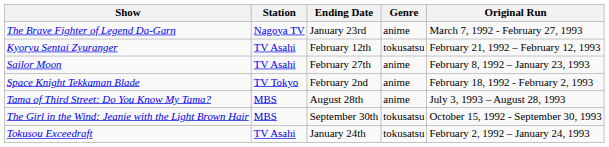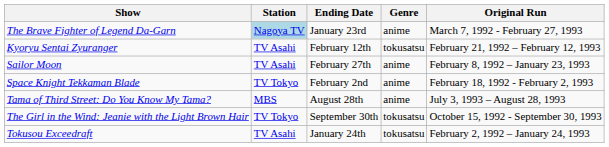(279, 30) no background -> (279, 30) lightblue background
(265, 116) MBS -> (276, 116) TV Tokyo
